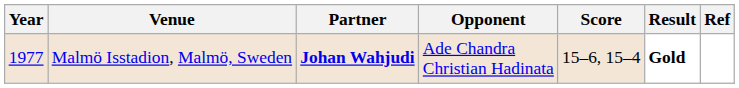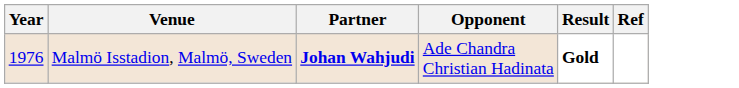- column: (601, 19)
(26, 58) 1977 -> (26, 58) 1976
